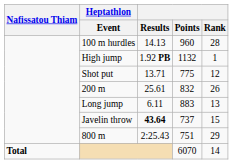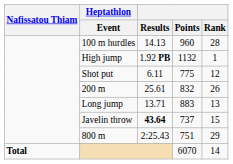(155, 74) 13.71 -> (155, 74) 6.11
(155, 105) 6.11 -> (155, 105) 13.71
